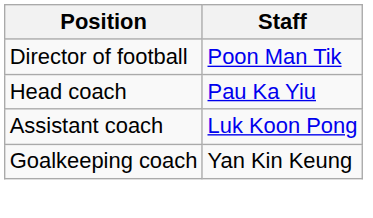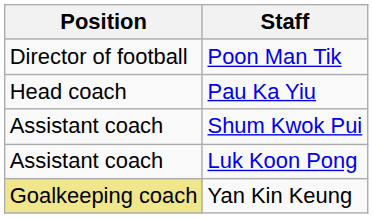+ row: (285, 126)
(104, 160) no background -> (104, 195) khaki background
